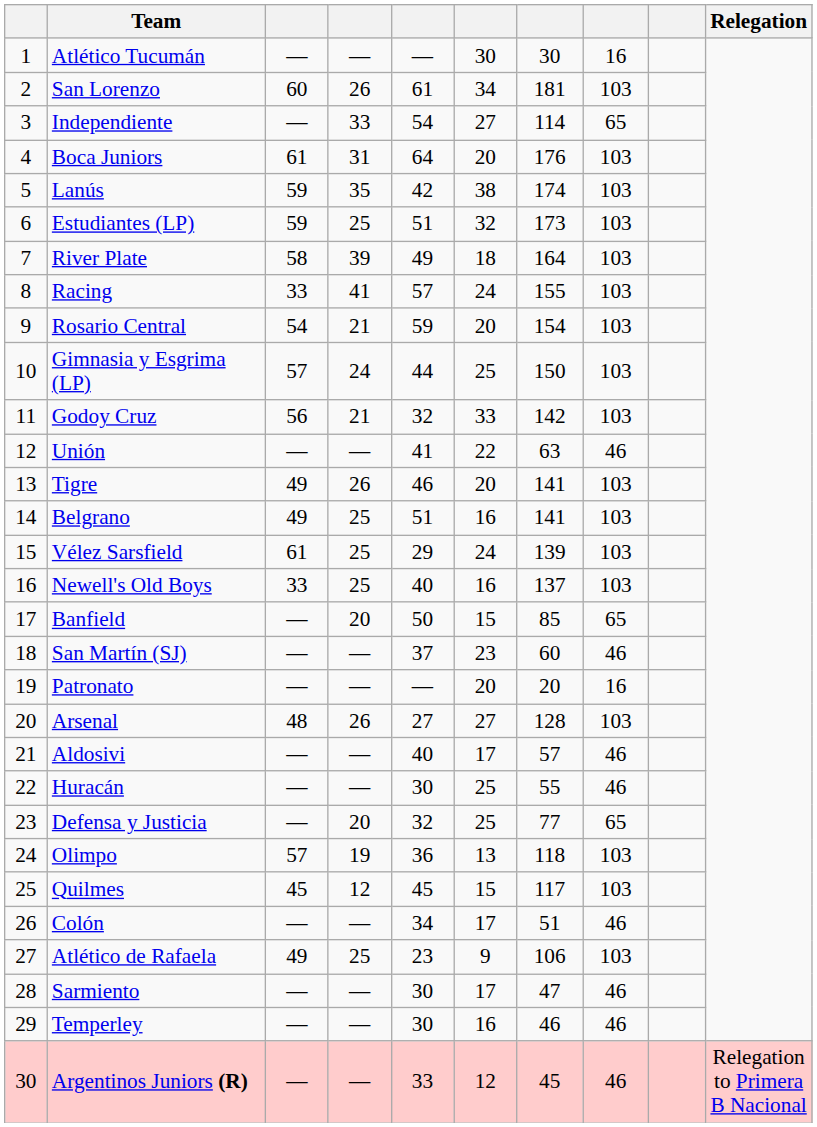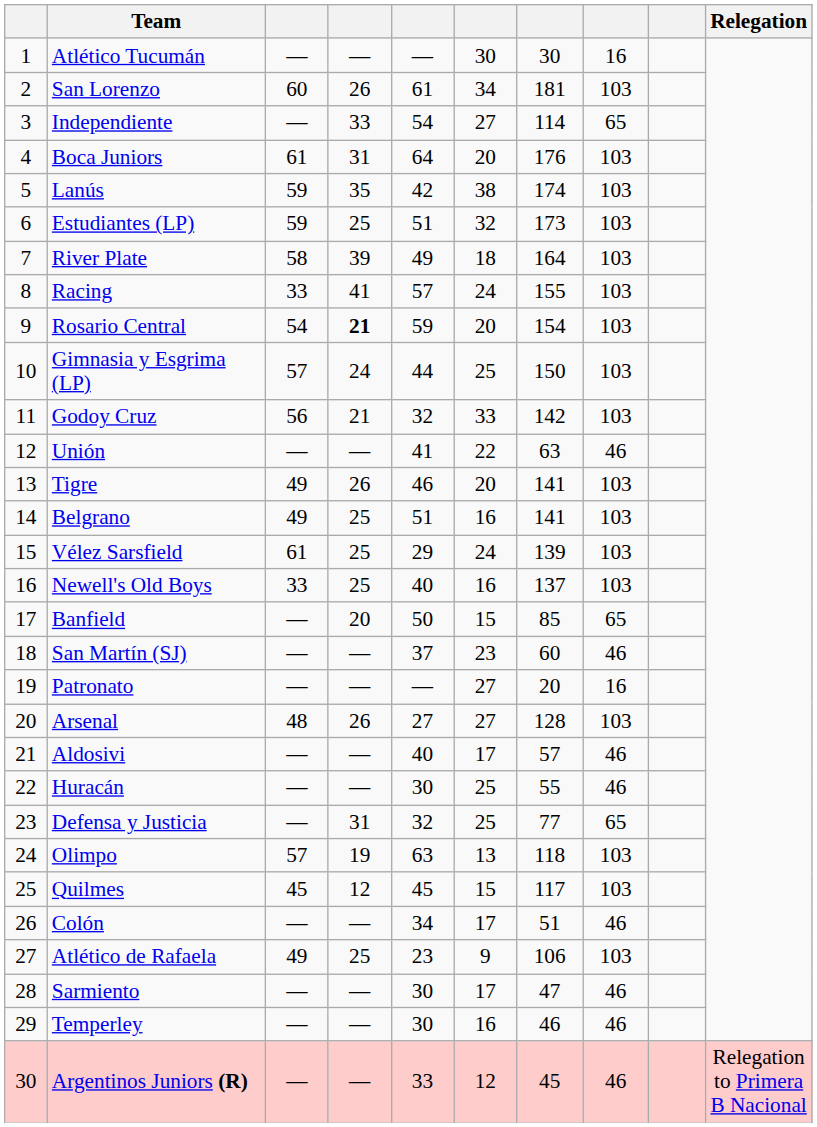(360, 325) normal -> (360, 325) bold
(485, 686) 20 -> (485, 686) 27
(360, 821) 20 -> (360, 821) 31
(422, 855) 36 -> (422, 855) 63
